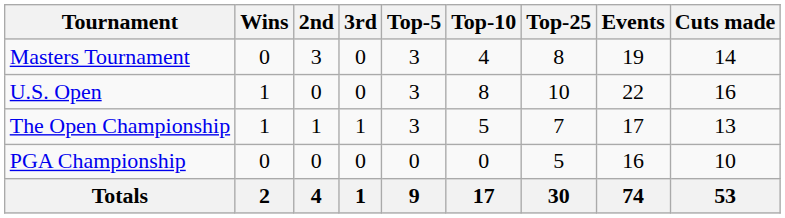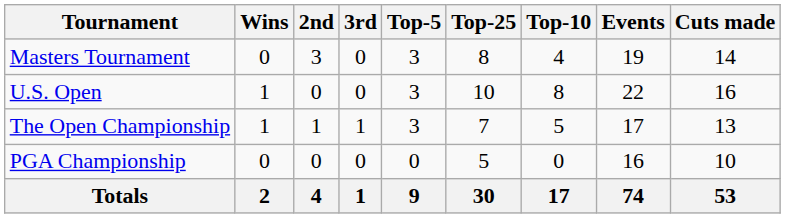columns swapped: (484, 21) <-> (559, 21)
